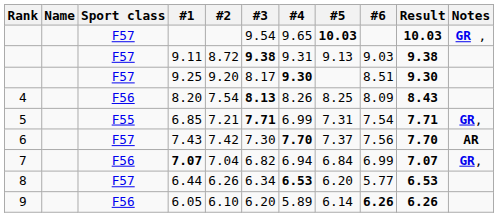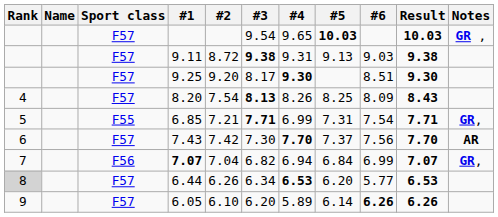(123, 98) F56 -> (123, 98) F57
(23, 181) no background -> (23, 181) lightgrey background
(123, 202) F56 -> (123, 202) F57
